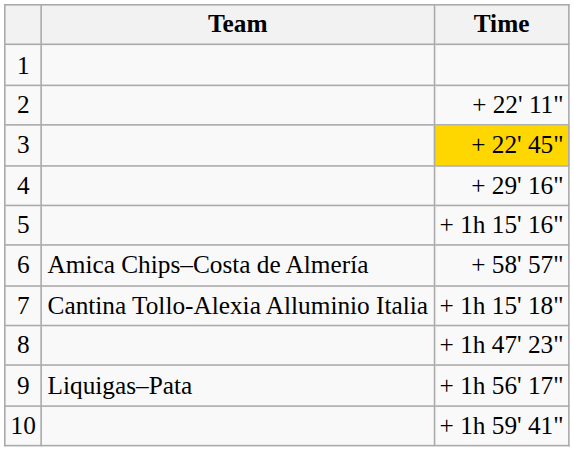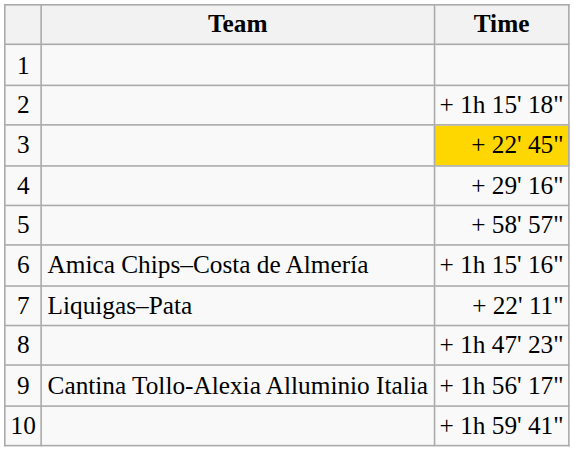(518, 104) + 22' 11" -> (502, 104) + 1h 15' 18"
(502, 225) + 1h 15' 16" -> (517, 225) + 58' 57"
(517, 265) + 58' 57" -> (502, 265) + 1h 15' 16"
(238, 305) Cantina Tollo-Alexia Alluminio Italia -> (120, 305) Liquigas–Pata
(502, 305) + 1h 15' 18" -> (518, 305) + 22' 11"
(120, 385) Liquigas–Pata -> (238, 385) Cantina Tollo-Alexia Alluminio Italia
